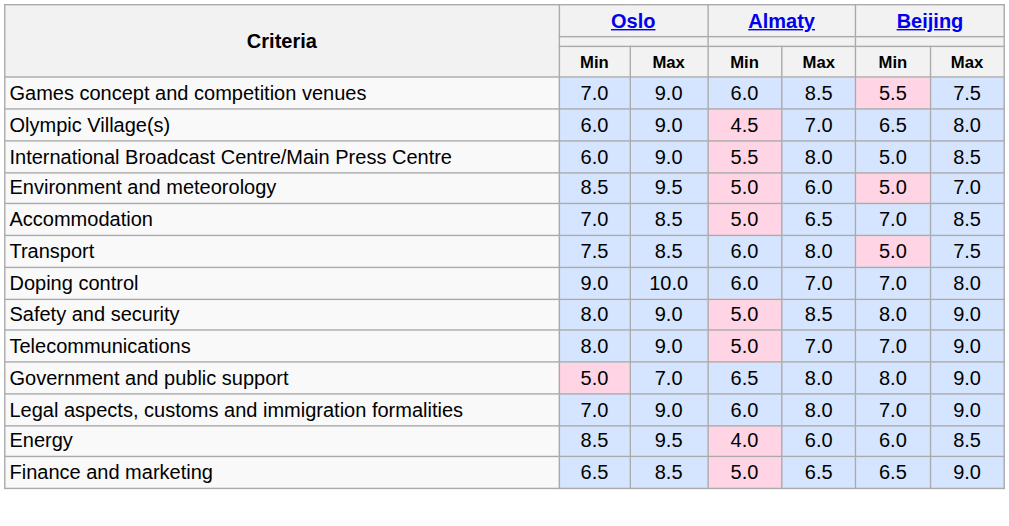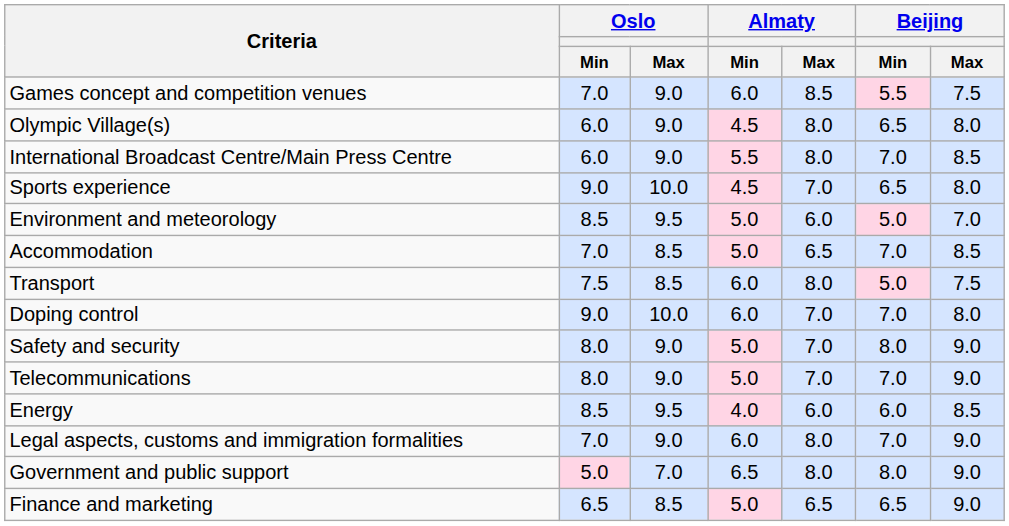(819, 125) 7.0 -> (819, 125) 8.0
(893, 157) 5.0 -> (893, 157) 7.0
+ row: (90, 188)
(819, 315) 8.5 -> (819, 347) 7.0
rows swapped: (41, 441) <-> (149, 378)
